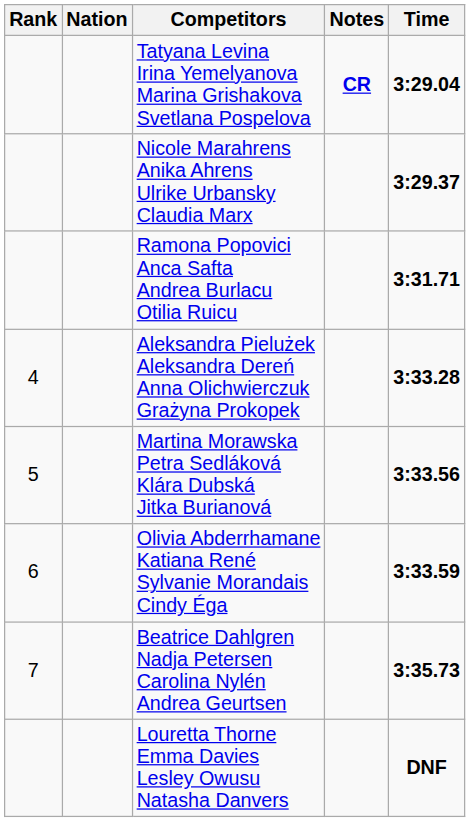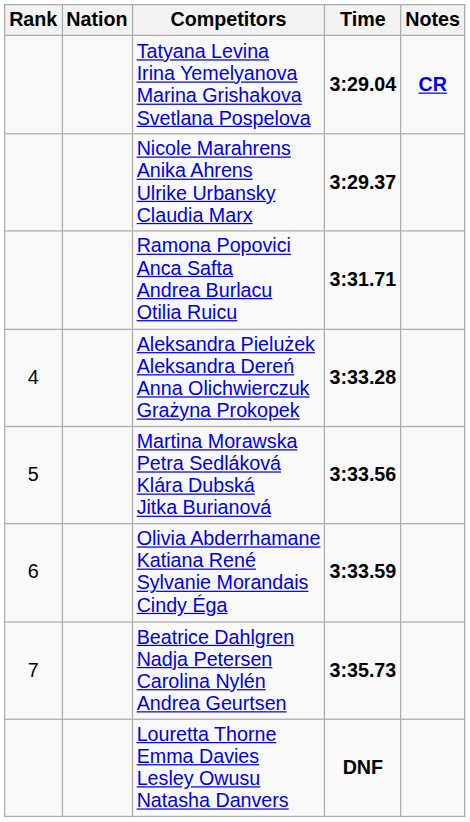columns swapped: (427, 20) <-> (357, 20)
